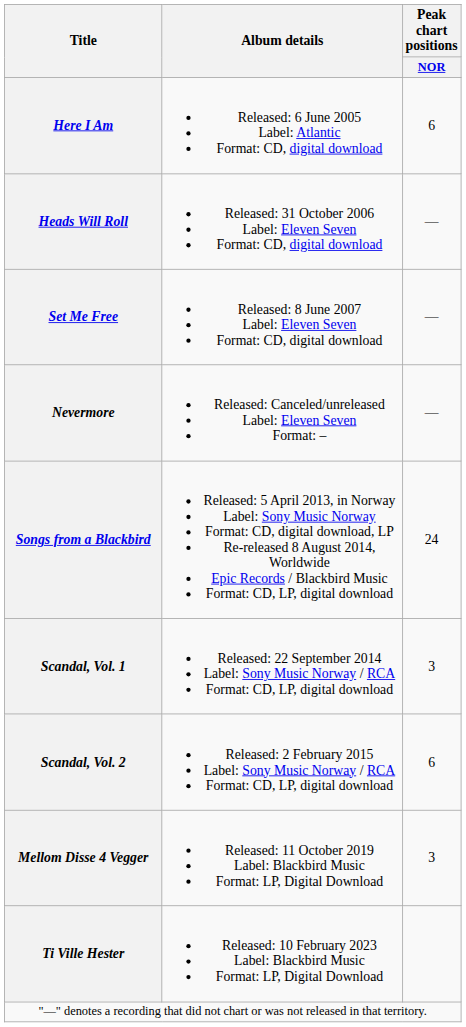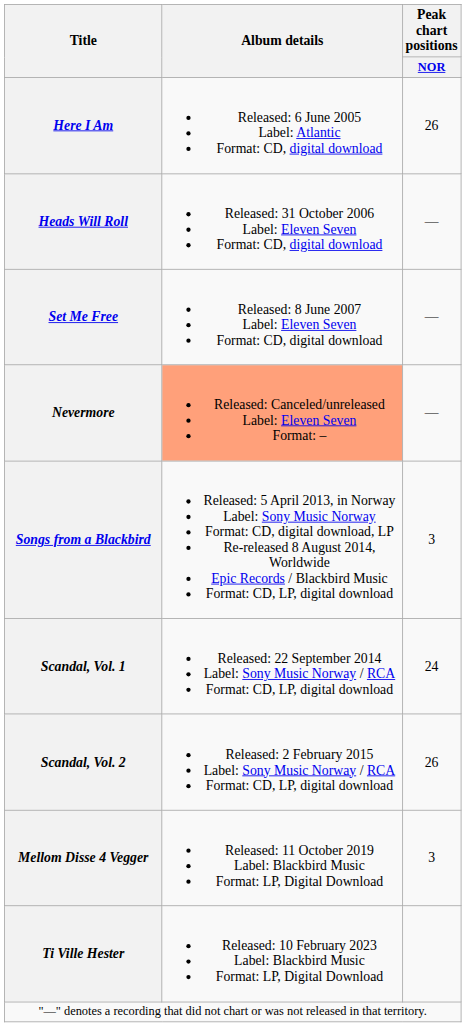(432, 125) 6 -> (432, 125) 26
(282, 421) no background -> (282, 421) lightsalmon background
(432, 539) 24 -> (432, 539) 3
(432, 666) 3 -> (432, 666) 24
(432, 762) 6 -> (432, 762) 26
